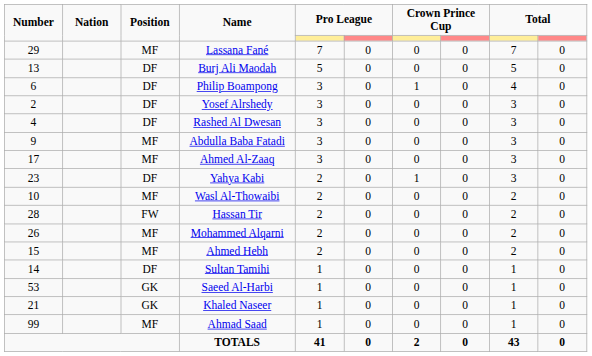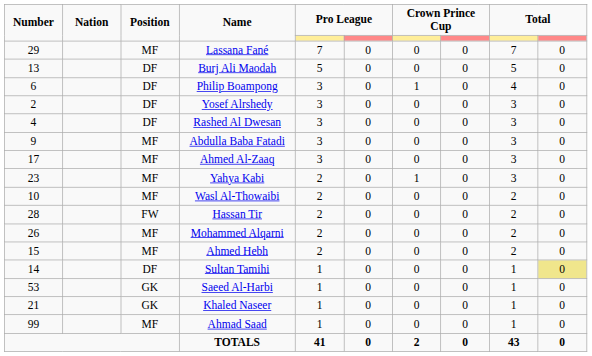(150, 178) DF -> (150, 178) MF
(562, 269) no background -> (562, 269) khaki background
